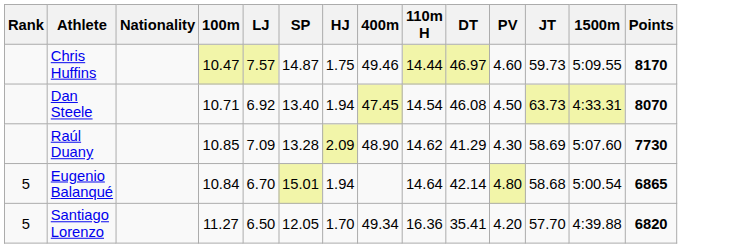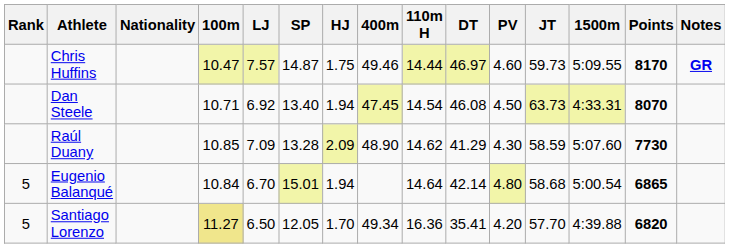+ column: (701, 25)
(547, 144) 58.69 -> (547, 144) 58.59
(221, 224) no background -> (221, 224) khaki background
